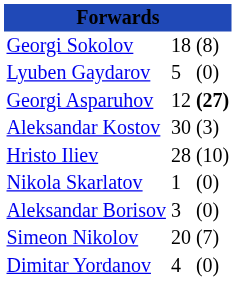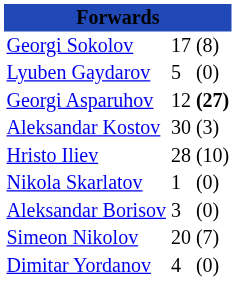(181, 45) 18 -> (181, 45) 17
